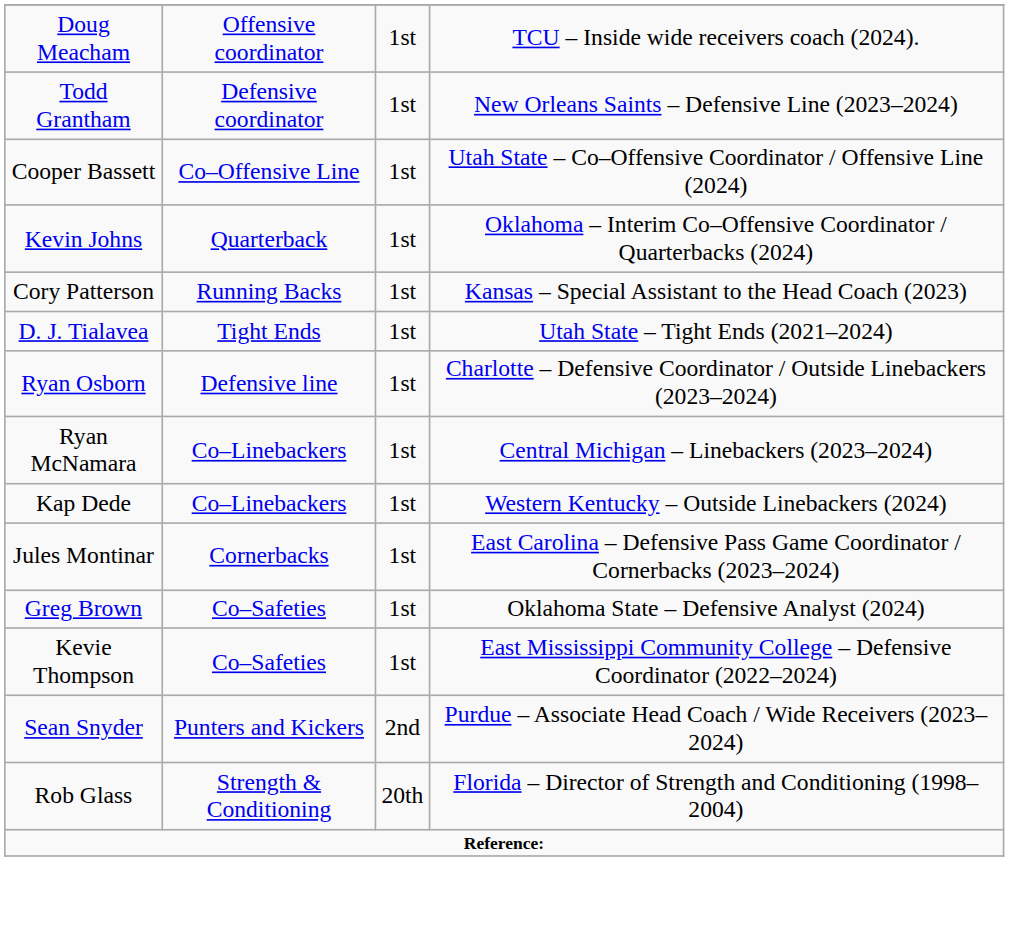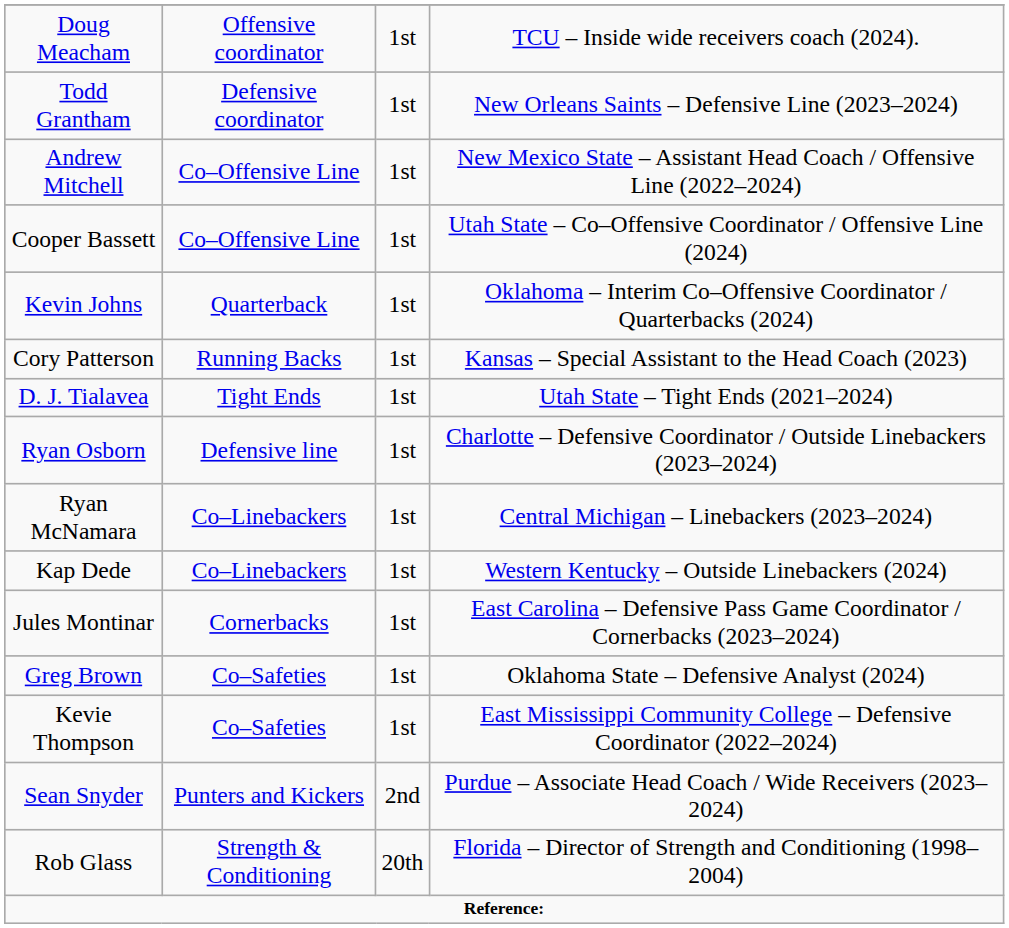+ row: (83, 171)
